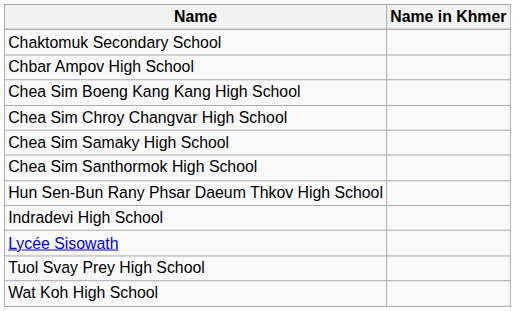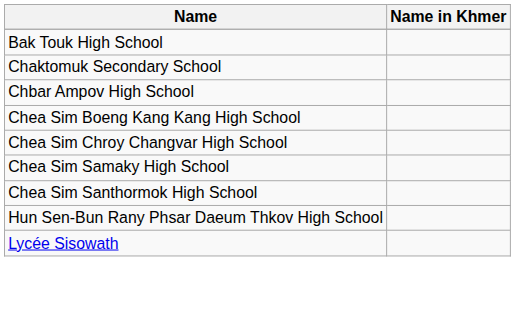+ row: (85, 42)
- row: (86, 218)
- row: (106, 268)
- row: (83, 293)
